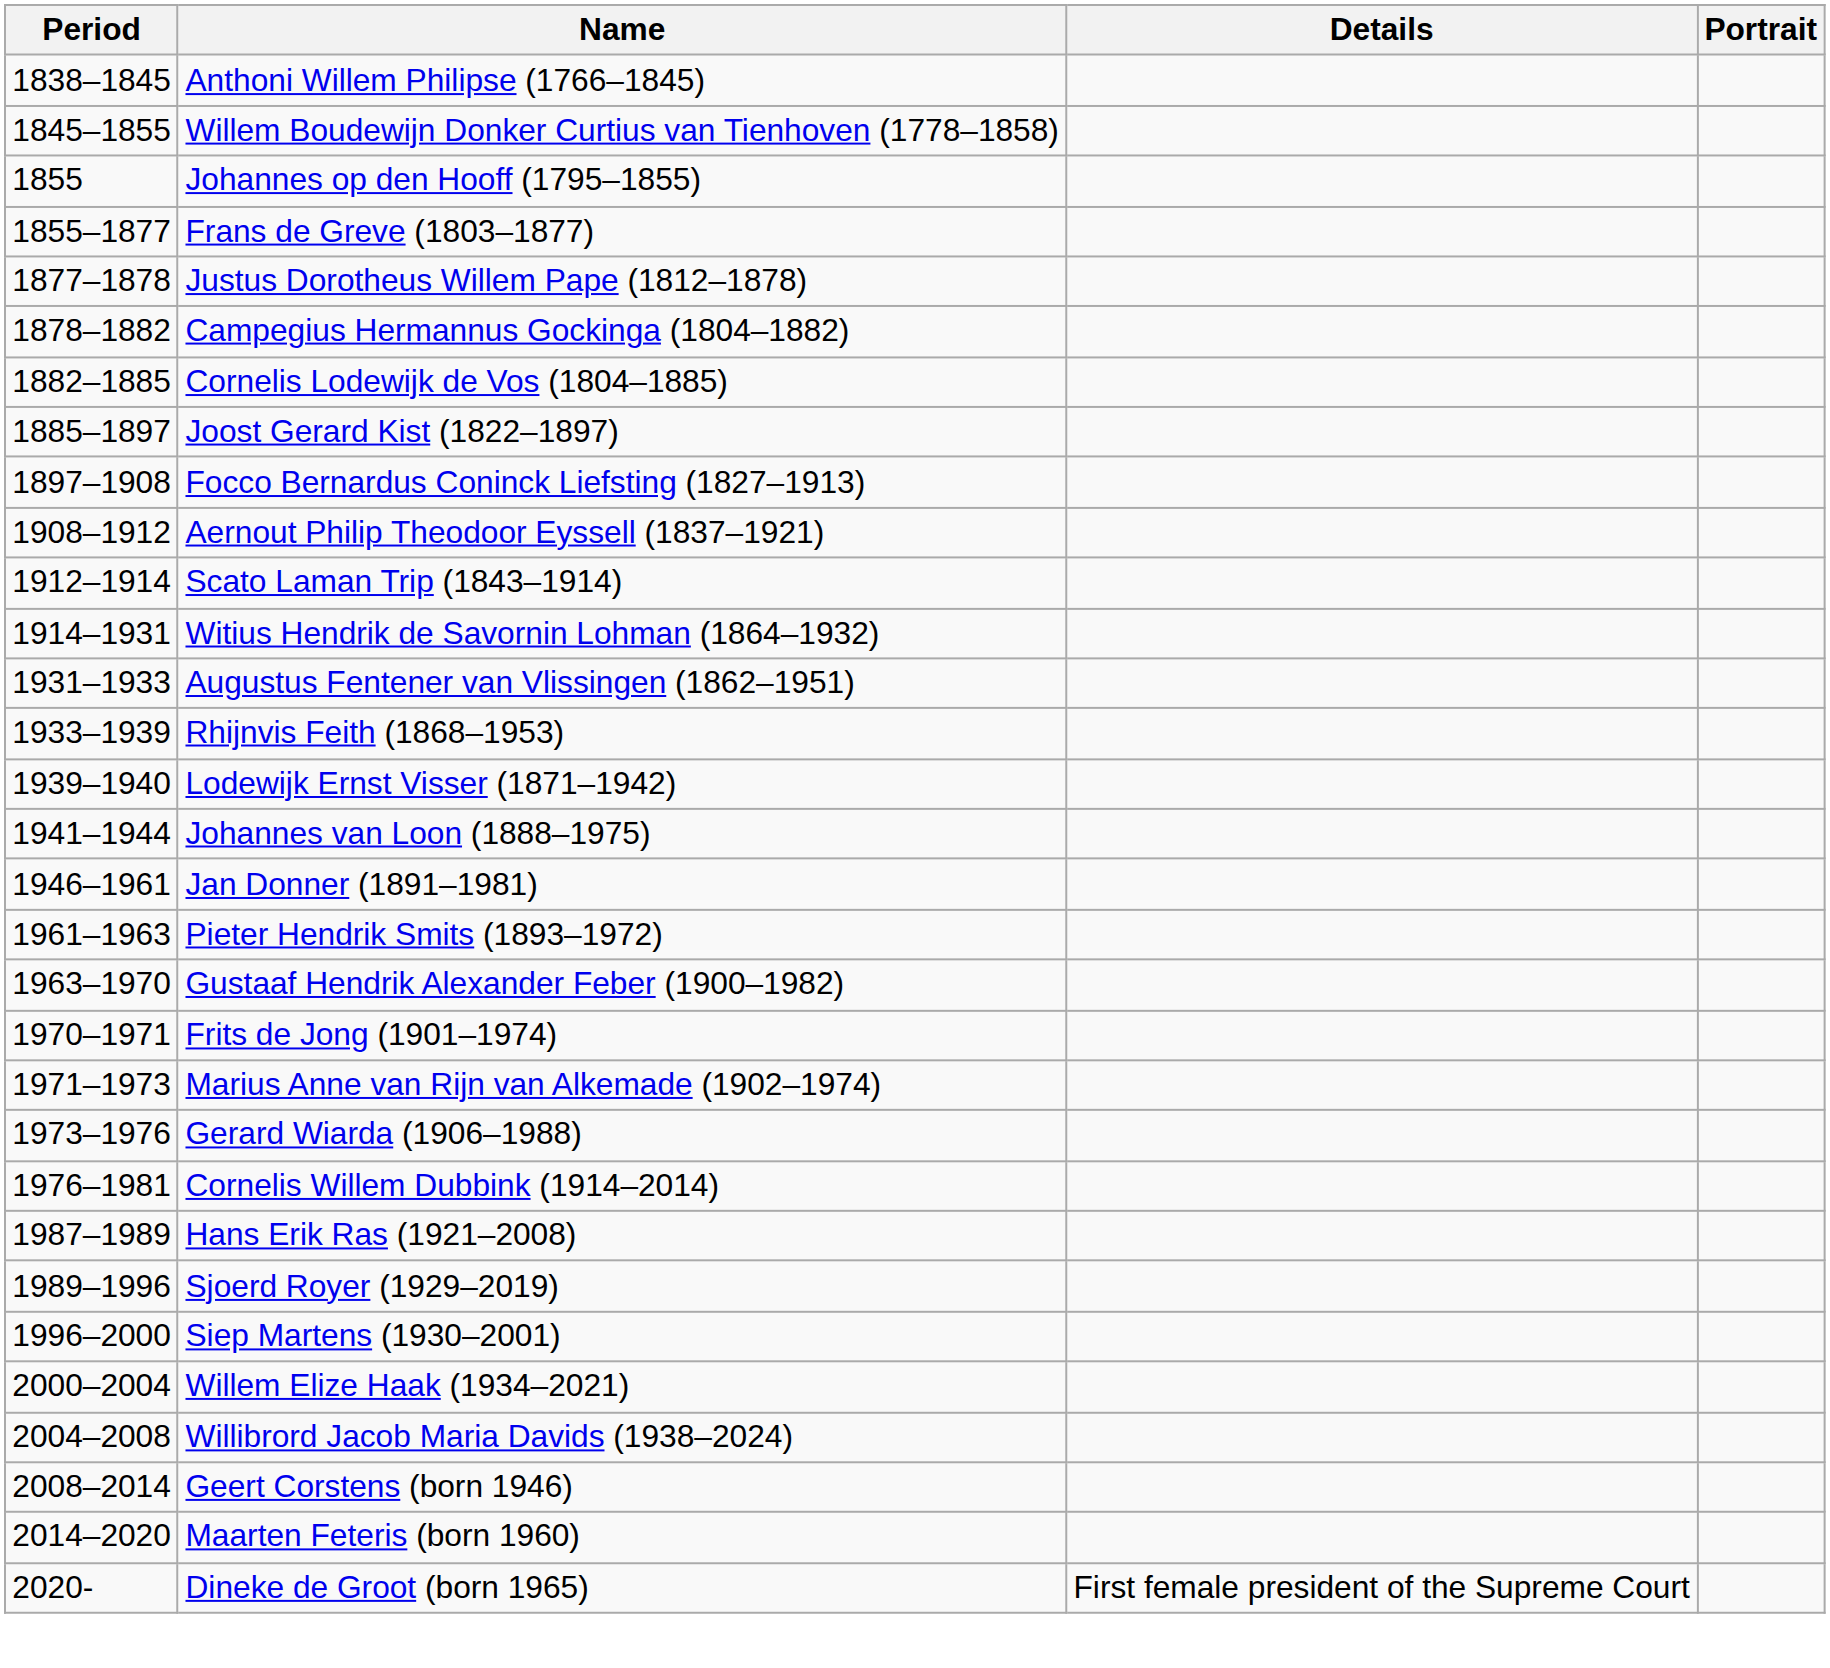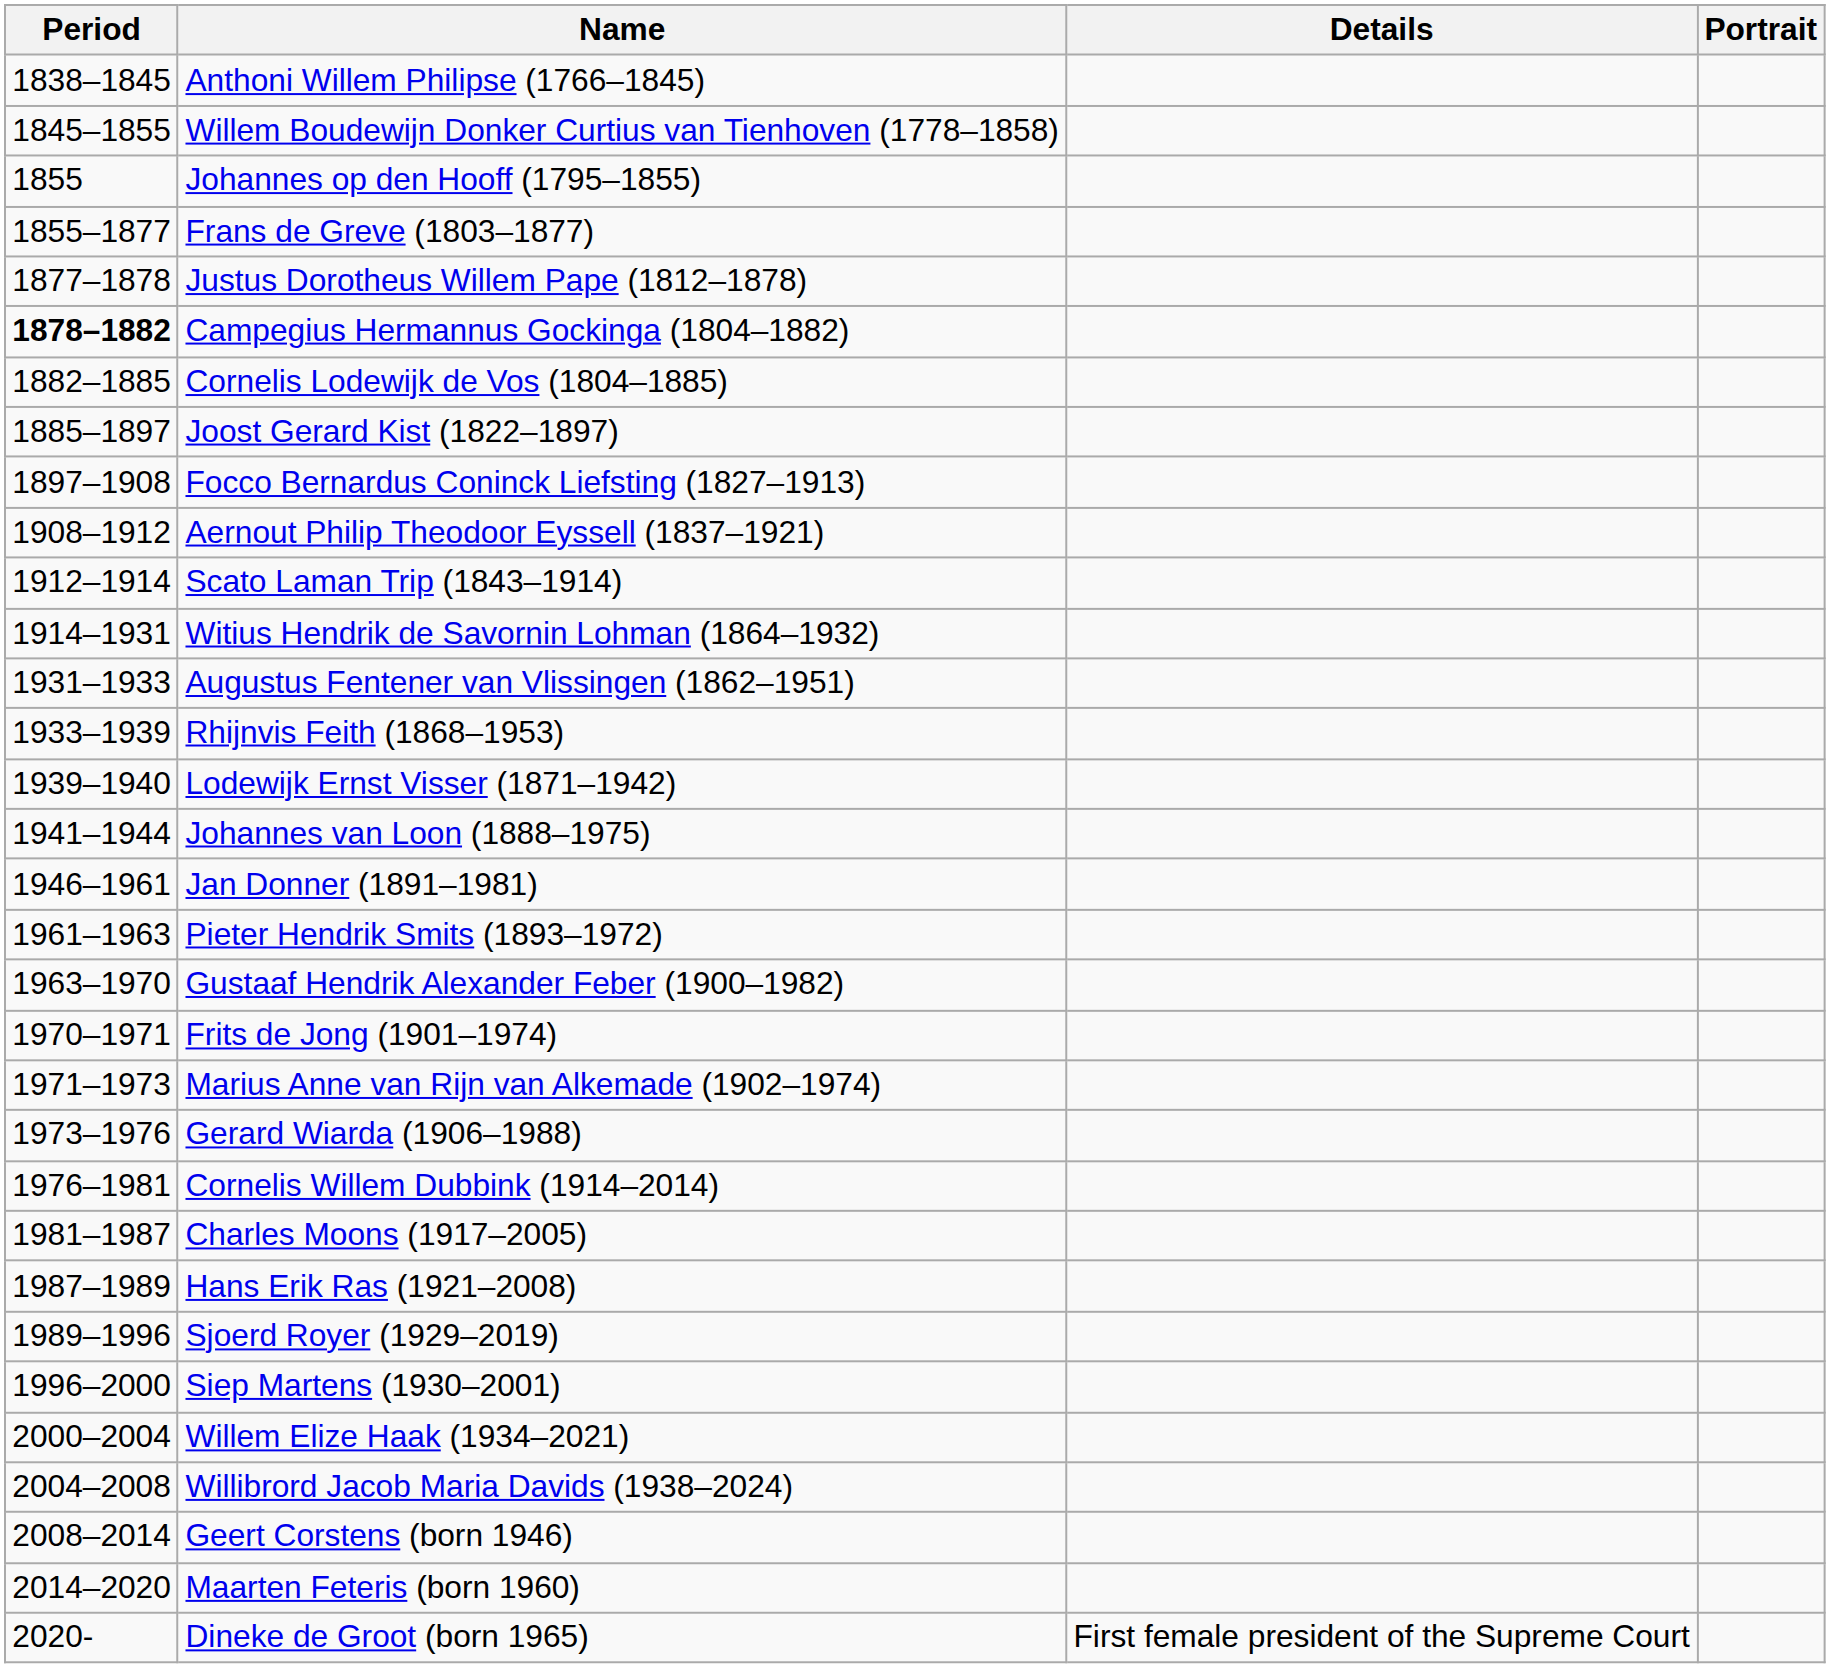(92, 331) normal -> (92, 331) bold
+ row: (386, 1235)
